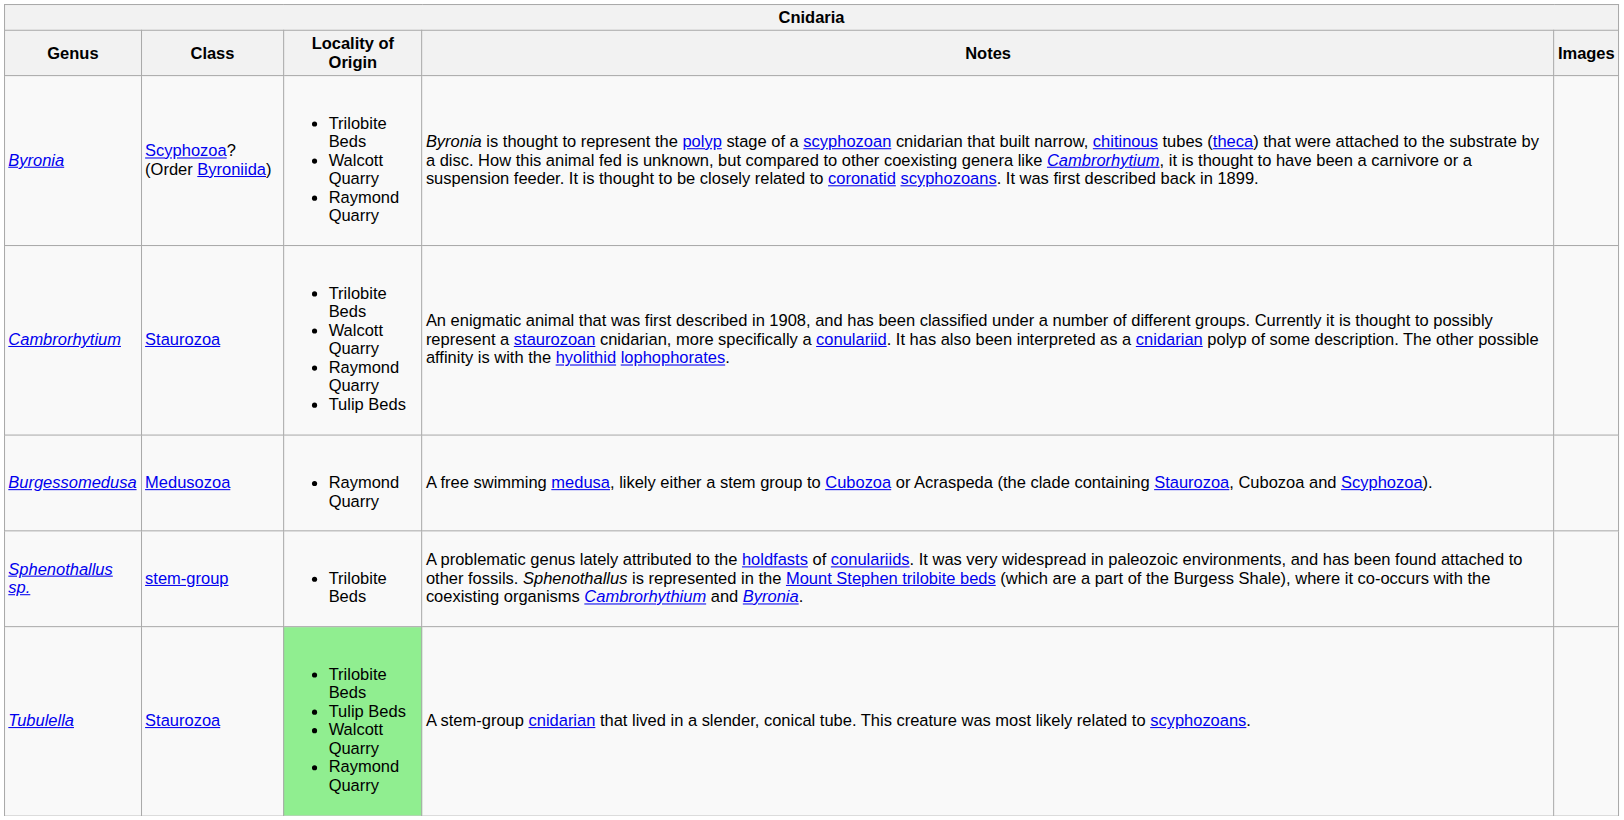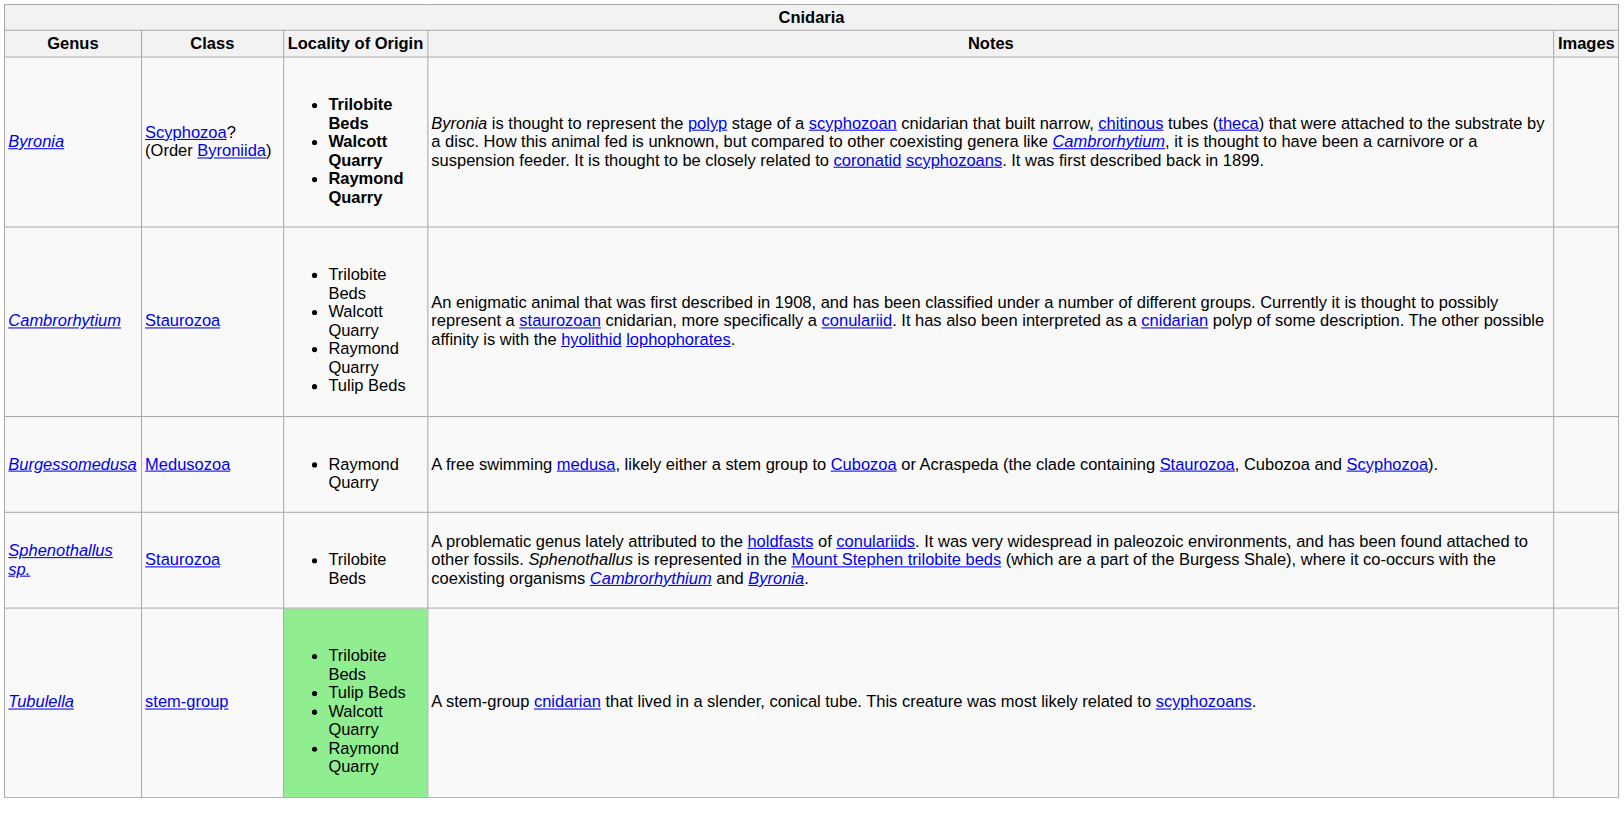(353, 170) normal -> (355, 151) bold
(187, 578) stem-group -> (183, 560) Staurozoa
(183, 721) Staurozoa -> (187, 702) stem-group
